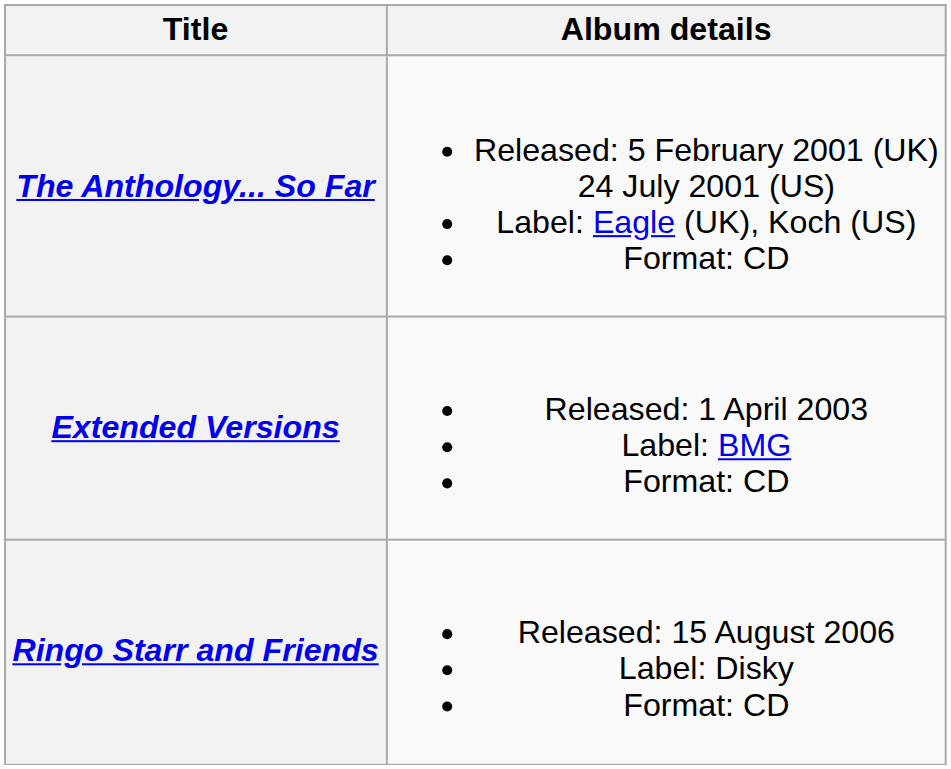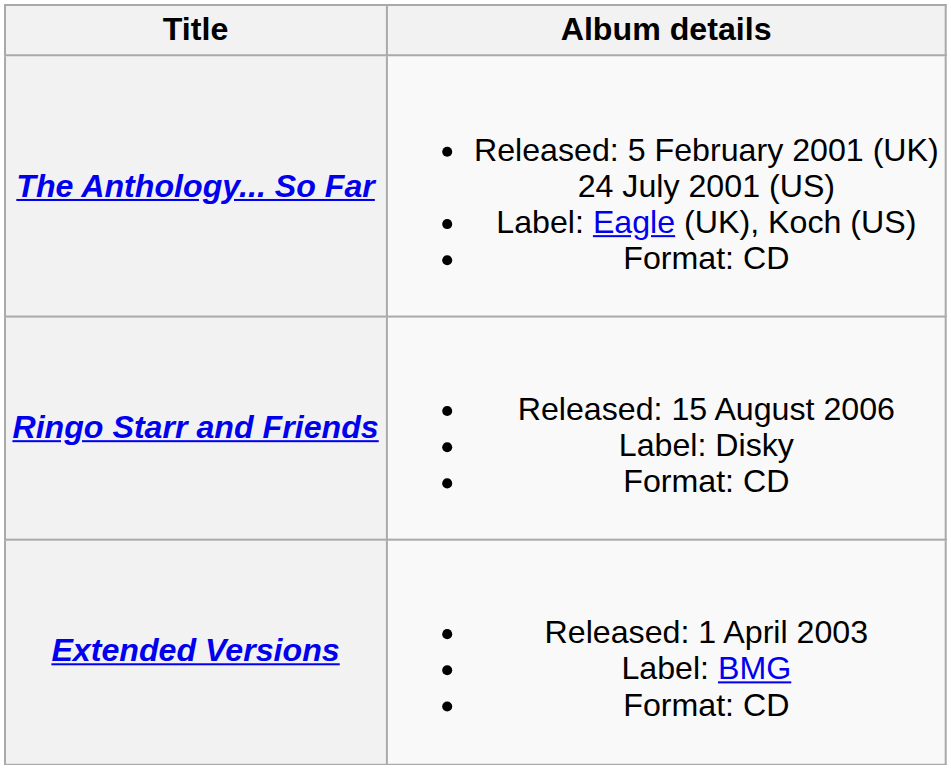rows swapped: (196, 427) <-> (196, 651)
